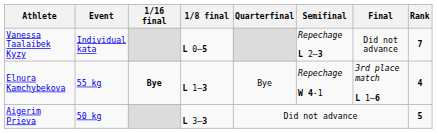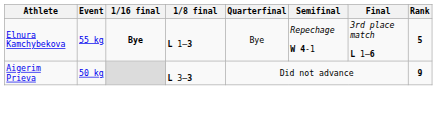- row: (28, 44)
(420, 83) 4 -> (420, 39) 5
(420, 116) 5 -> (420, 73) 9
